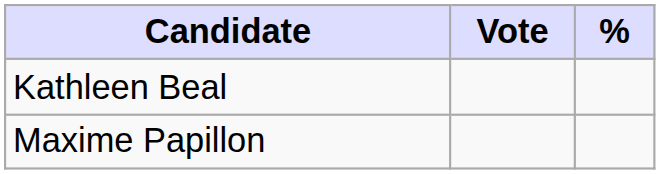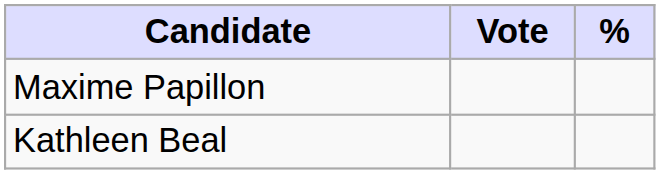rows swapped: (120, 86) <-> (139, 140)
